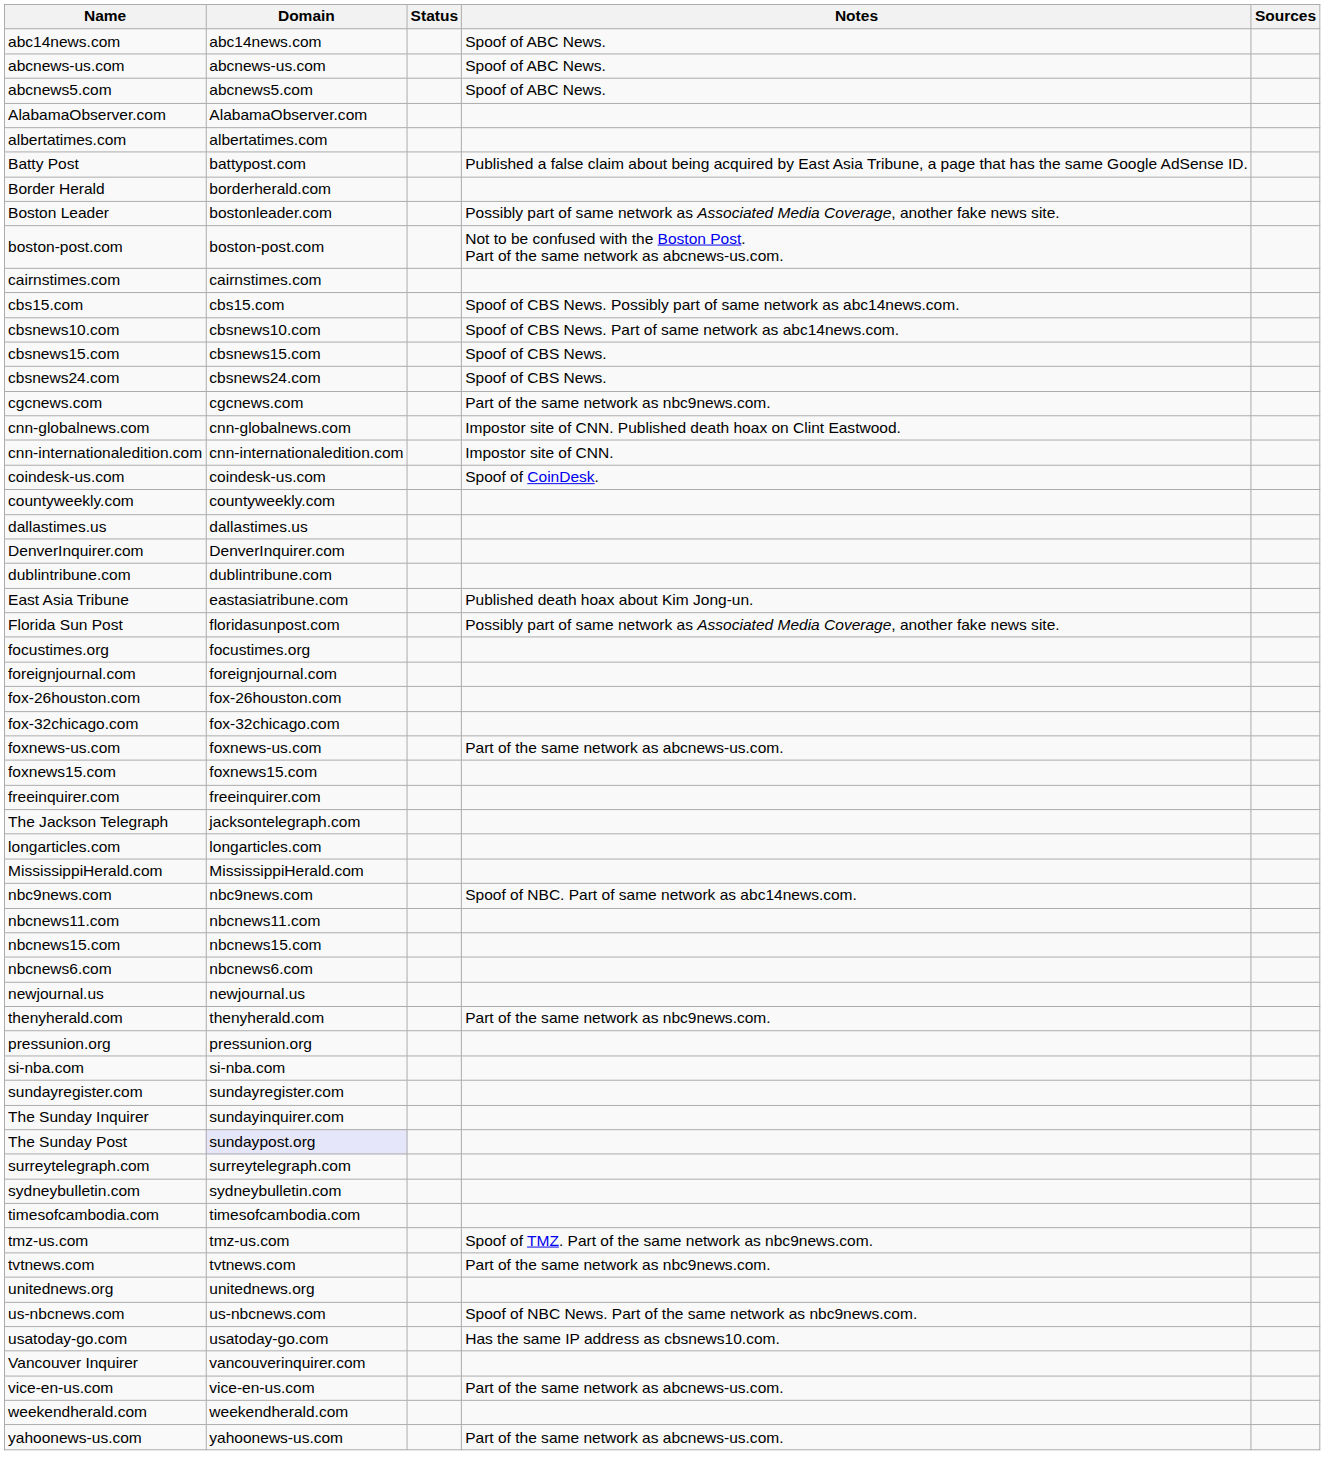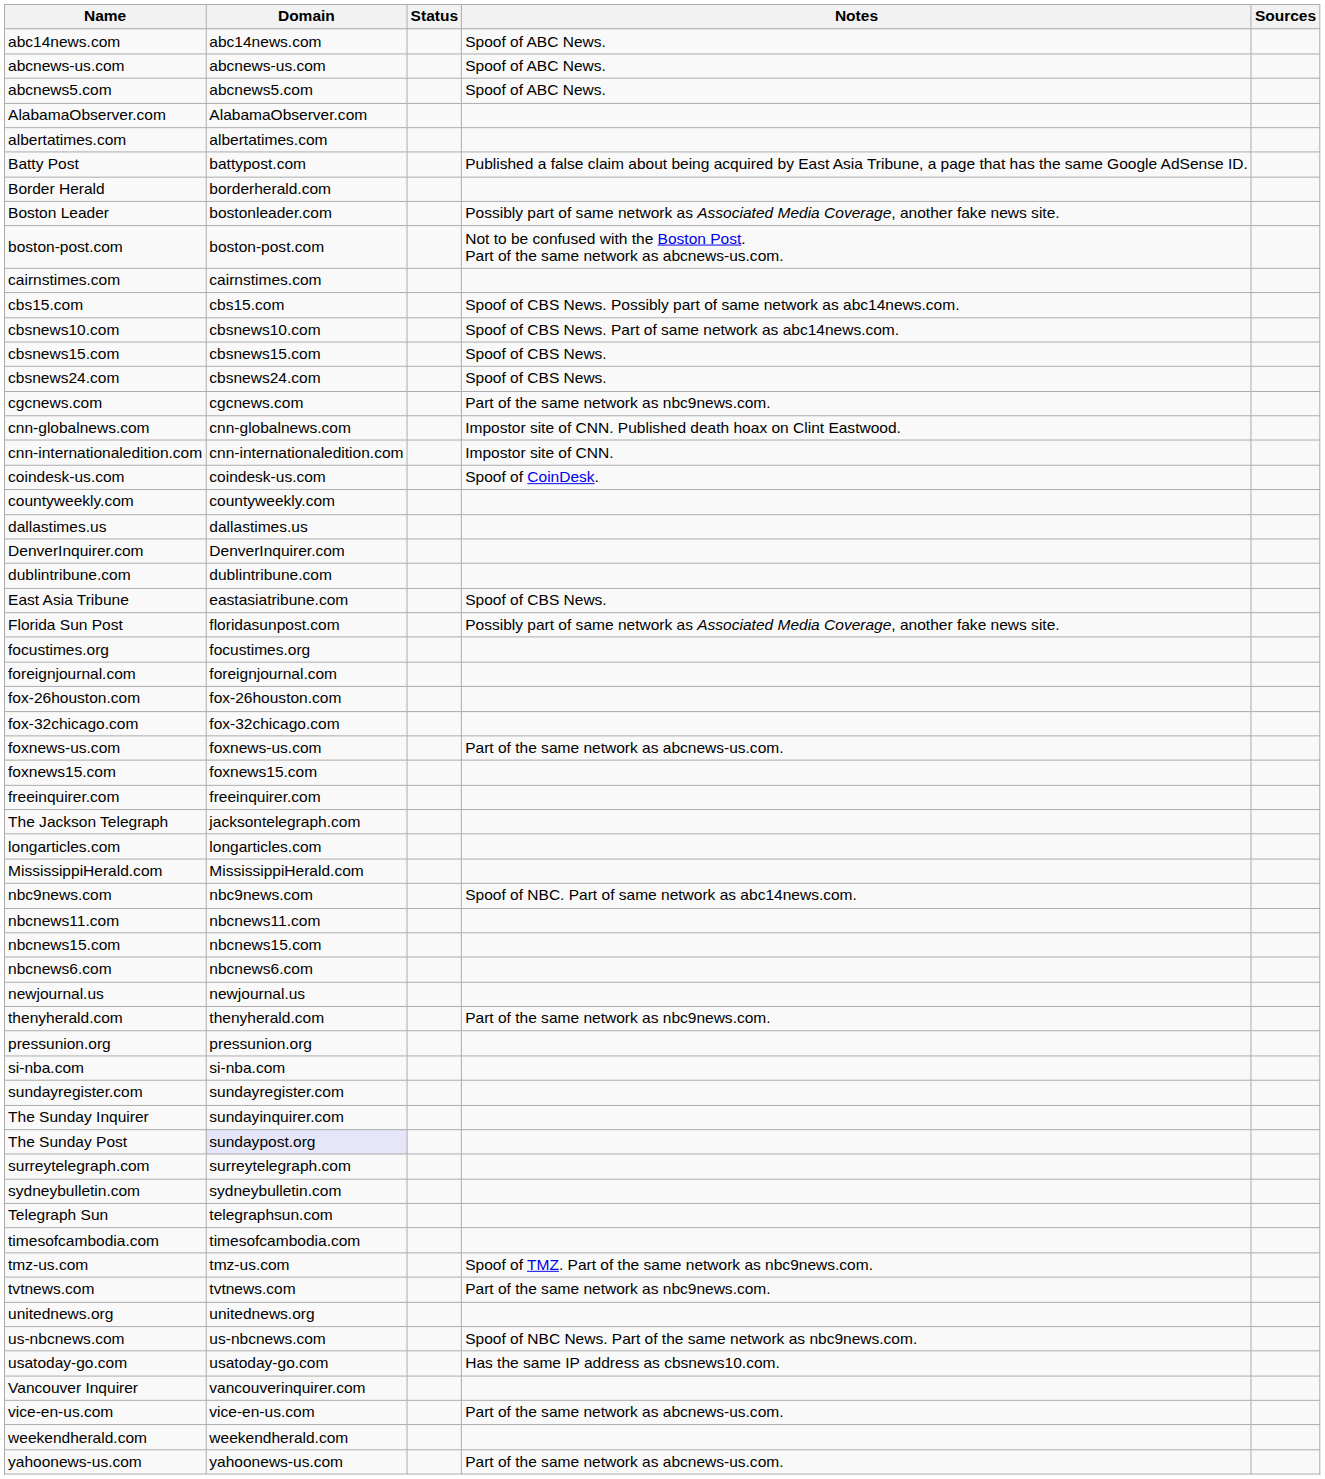(609, 600) Published death hoax about Kim Jong-un. -> (536, 600) Spoof of CBS News.
+ row: (58, 1215)
